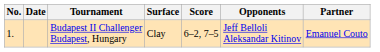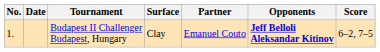columns swapped: (337, 12) <-> (201, 12)
(262, 33) normal -> (292, 33) bold
